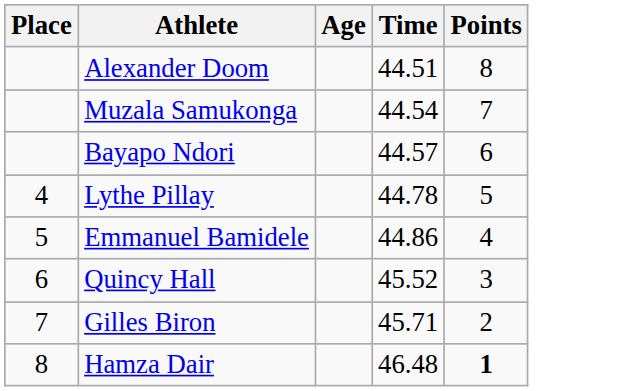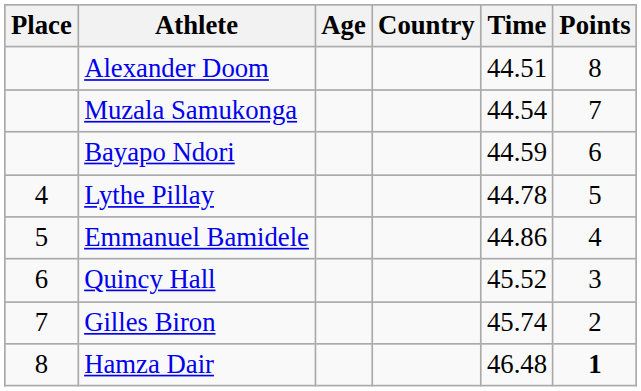+ column: (426, 25)
(408, 152) 44.57 -> (517, 152) 44.59
(408, 322) 45.71 -> (517, 322) 45.74
